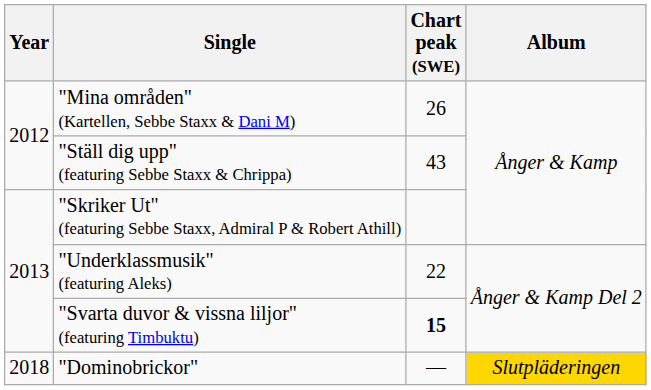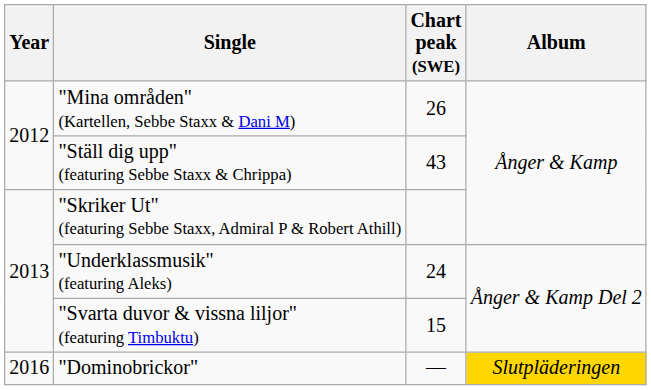(436, 270) 22 -> (436, 270) 24
(436, 325) bold -> (436, 325) normal
(29, 368) 2018 -> (29, 368) 2016
